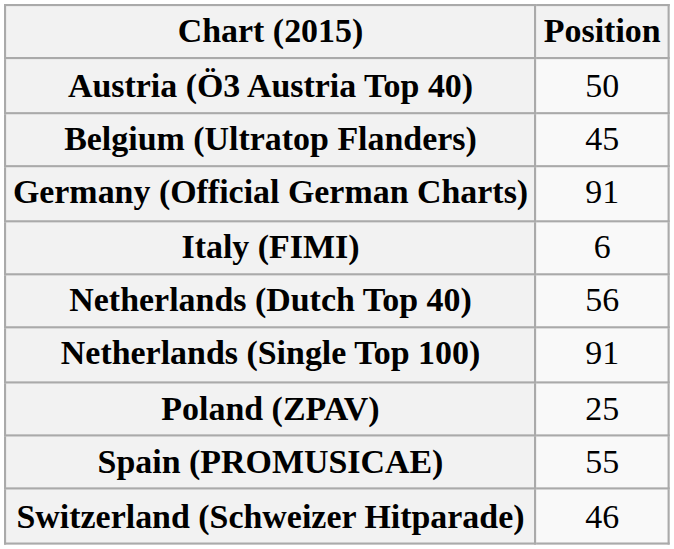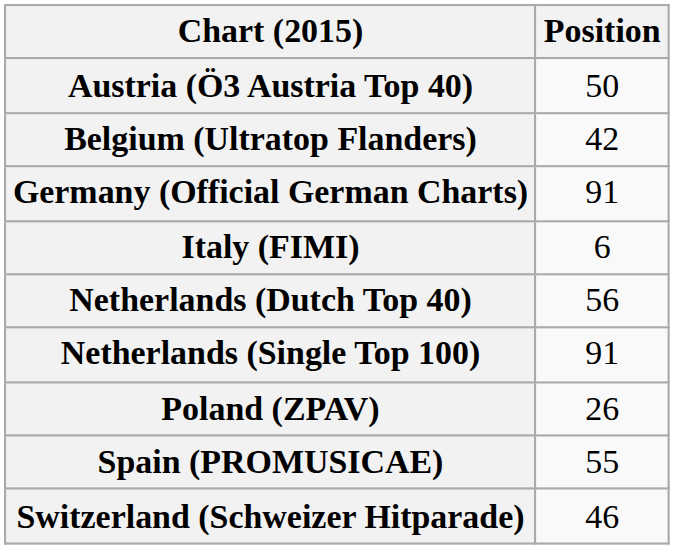(602, 138) 45 -> (602, 138) 42
(602, 407) 25 -> (602, 407) 26
